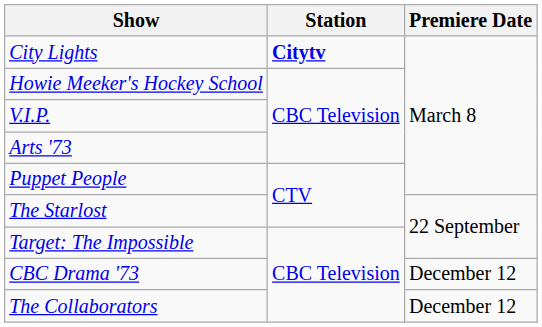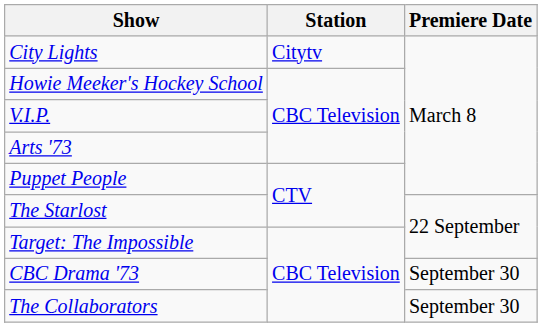(299, 52) bold -> (297, 52) normal
(463, 274) December 12 -> (464, 274) September 30
(463, 305) December 12 -> (464, 305) September 30
